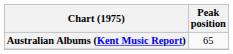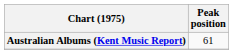(208, 40) 65 -> (208, 40) 61
